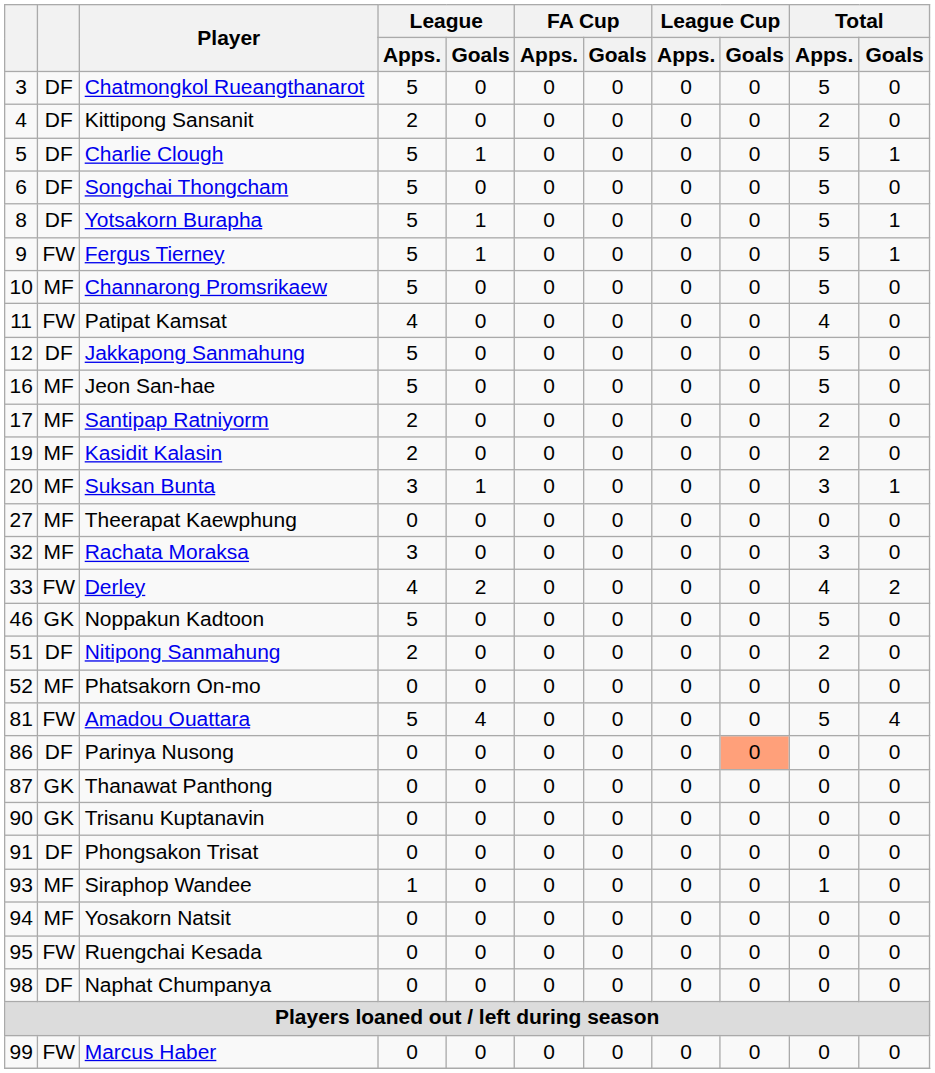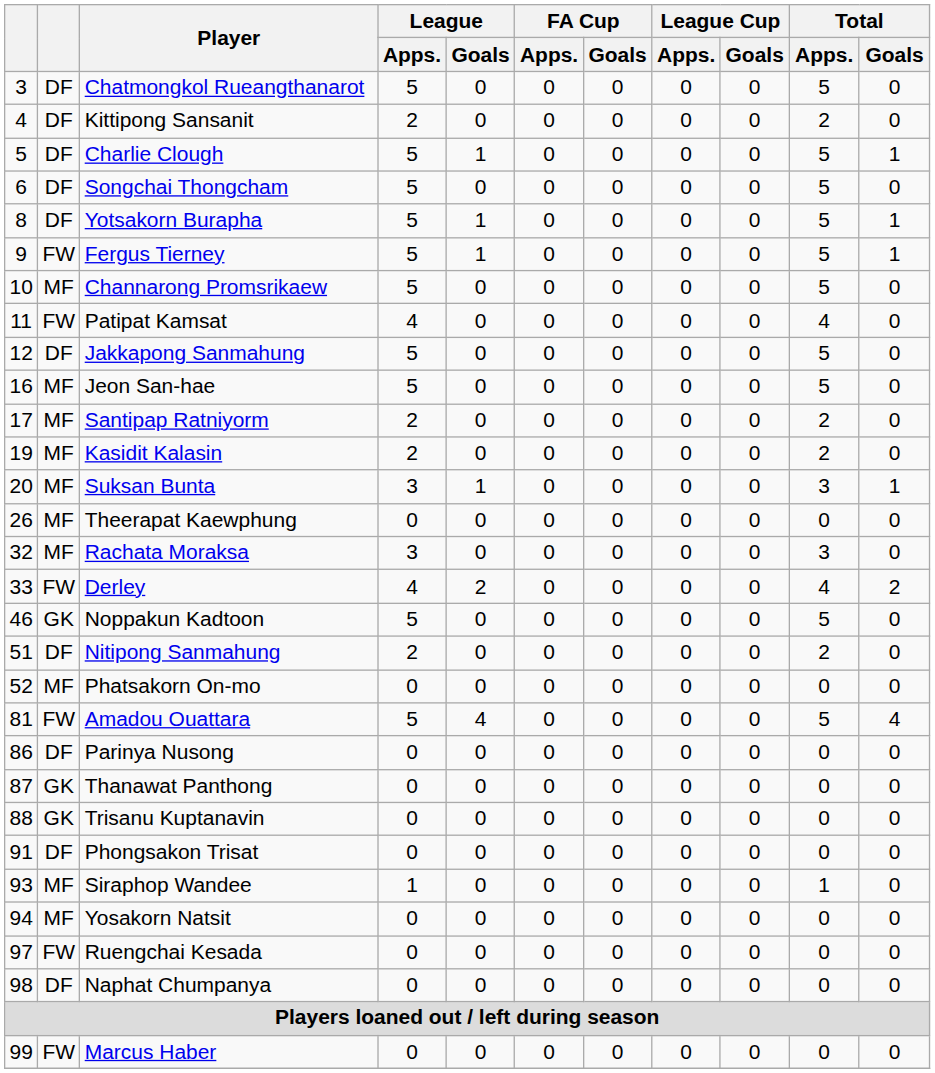(21, 519) 27 -> (21, 519) 26
(755, 752) lightsalmon background -> (755, 752) no background
(21, 818) 90 -> (21, 818) 88
(21, 951) 95 -> (21, 951) 97
